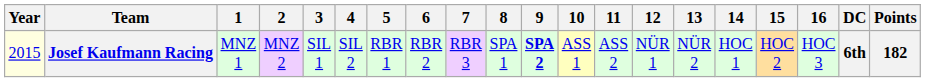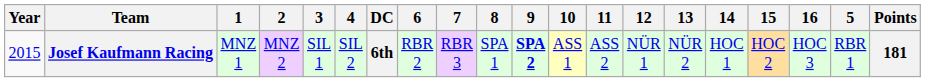columns swapped: (386, 17) <-> (855, 17)
(24, 53) lightyellow background -> (24, 53) no background
(895, 53) 182 -> (895, 53) 181
